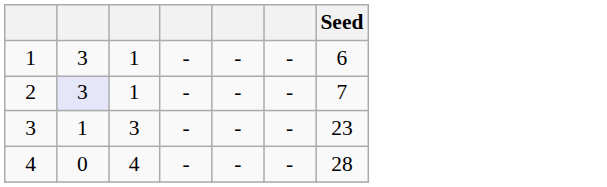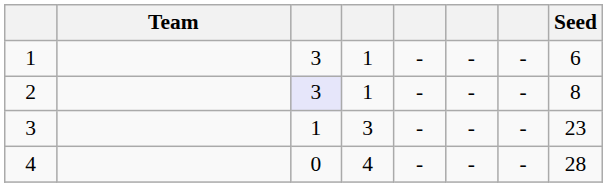+ column: (173, 22)
(342, 93) 7 -> (575, 93) 8
